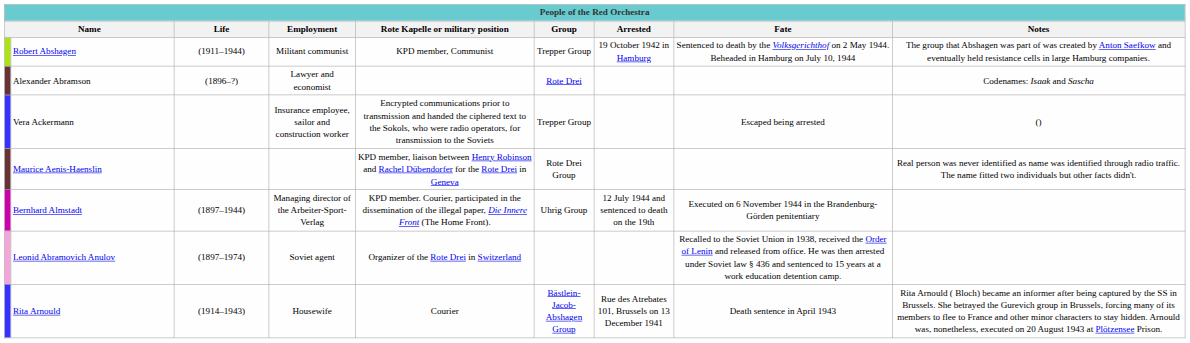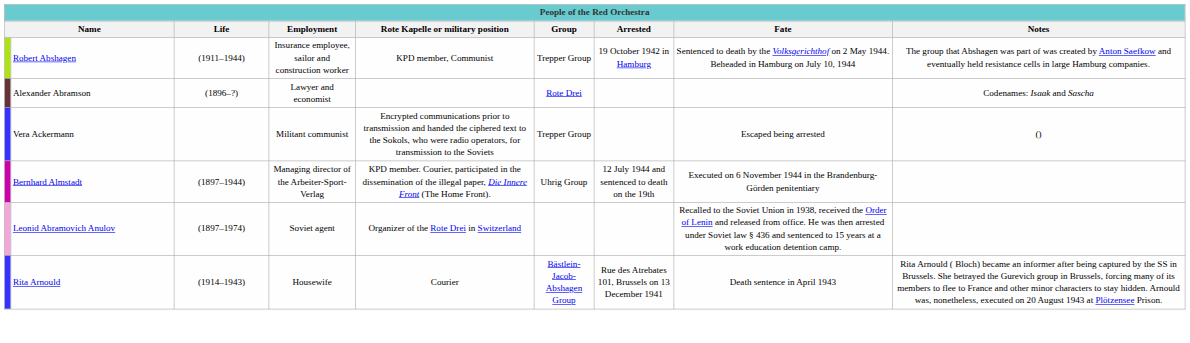(312, 52) Militant communist -> (312, 58) Insurance employee, sailor and construction worker
(312, 122) Insurance employee, sailor and construction worker -> (312, 134) Militant communist
- row: (57, 169)
